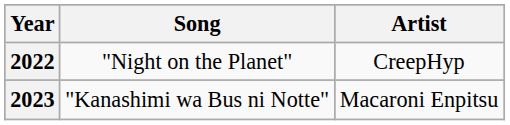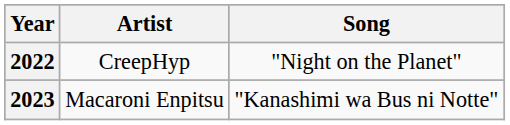columns swapped: (419, 23) <-> (197, 23)
